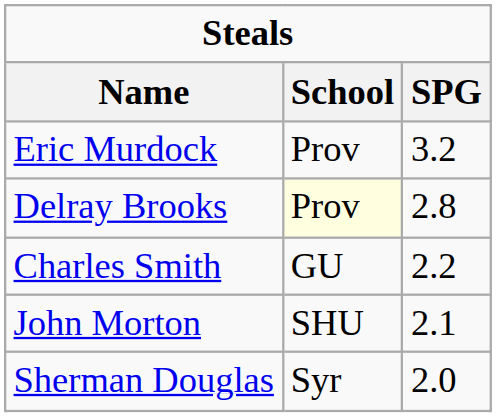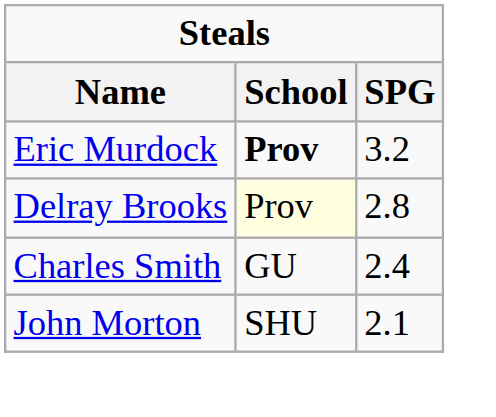(325, 149) normal -> (281, 149) bold
(434, 264) 2.2 -> (387, 264) 2.4
- row: (144, 380)
